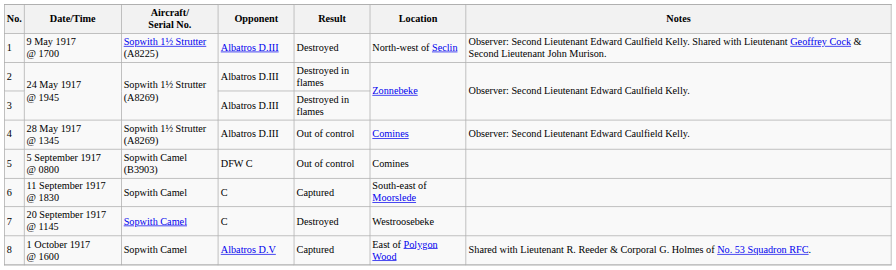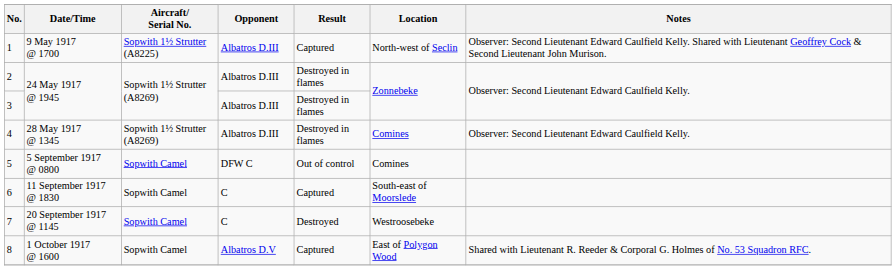(318, 48) Destroyed -> (315, 48) Captured
(326, 135) Out of control -> (323, 135) Destroyed in flames
(155, 164) Sopwith Camel (B3903) -> (155, 164) Sopwith Camel
